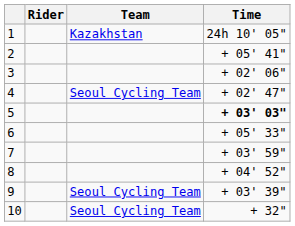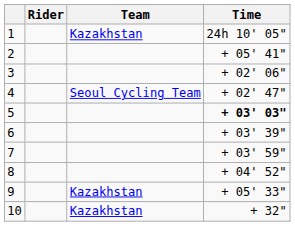(254, 133) + 05' 33" -> (254, 133) + 03' 39"
(135, 192) Seoul Cycling Team -> (106, 192) Kazakhstan
(254, 192) + 03' 39" -> (254, 192) + 05' 33"
(135, 211) Seoul Cycling Team -> (106, 211) Kazakhstan
